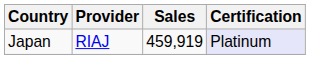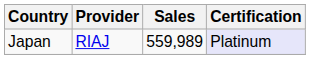(175, 41) 459,919 -> (175, 41) 559,989
